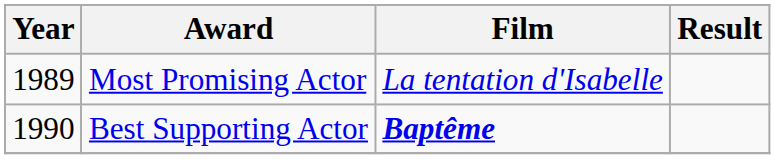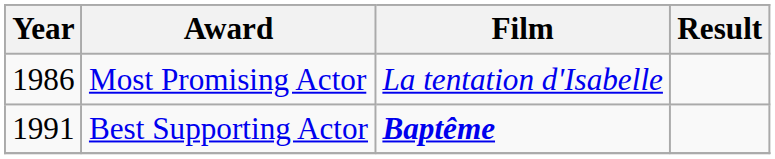(43, 78) 1989 -> (43, 78) 1986
(43, 128) 1990 -> (43, 128) 1991
